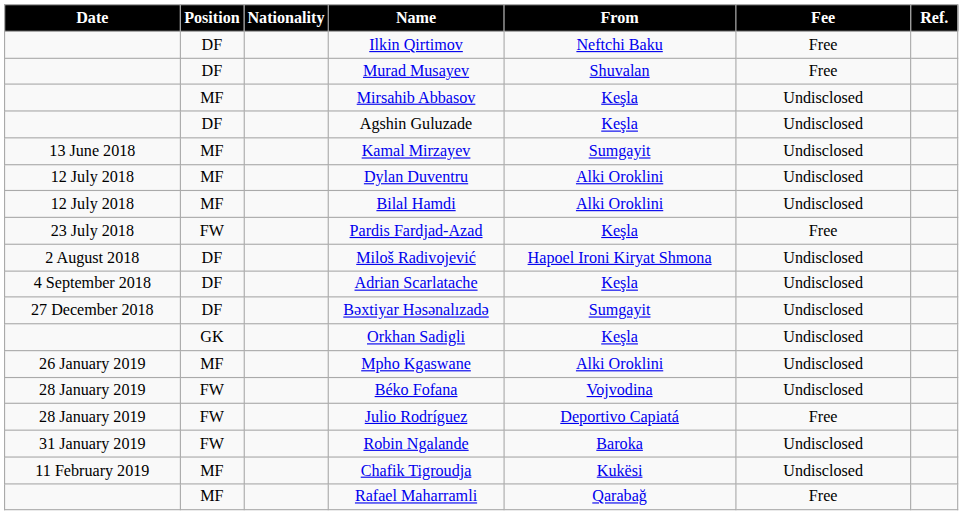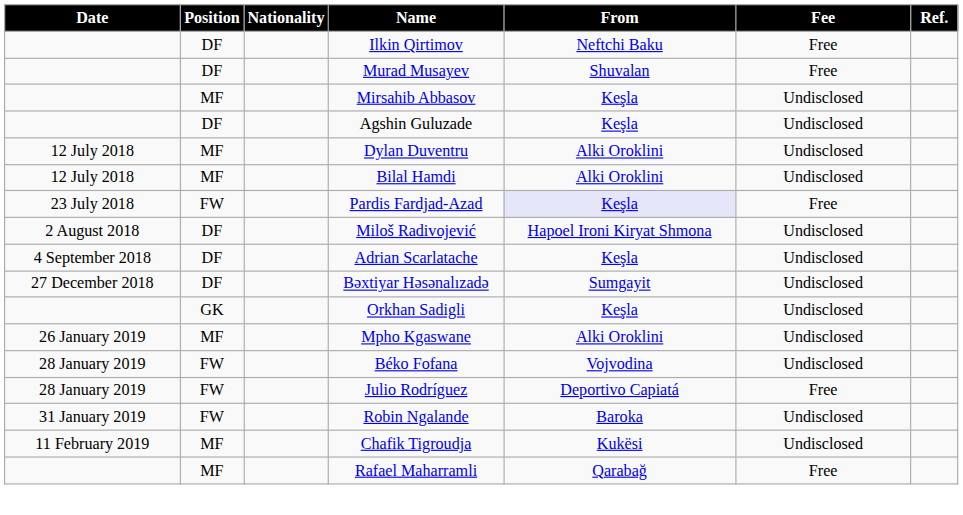- row: (416, 151)
(620, 230) no background -> (620, 204) lavender background
